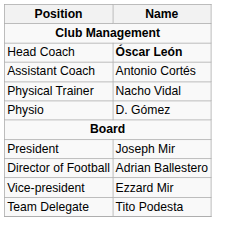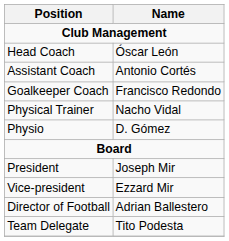(149, 52) bold -> (147, 52) normal
+ row: (58, 91)
rows swapped: (46, 187) <-> (59, 168)
